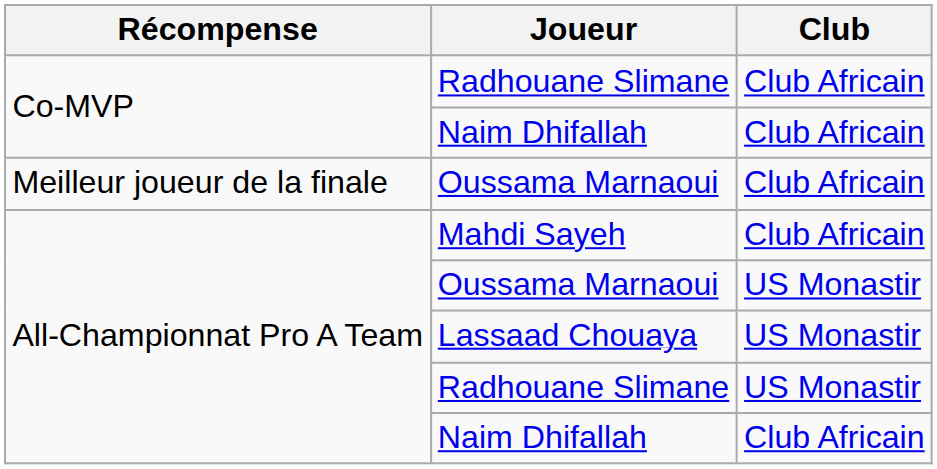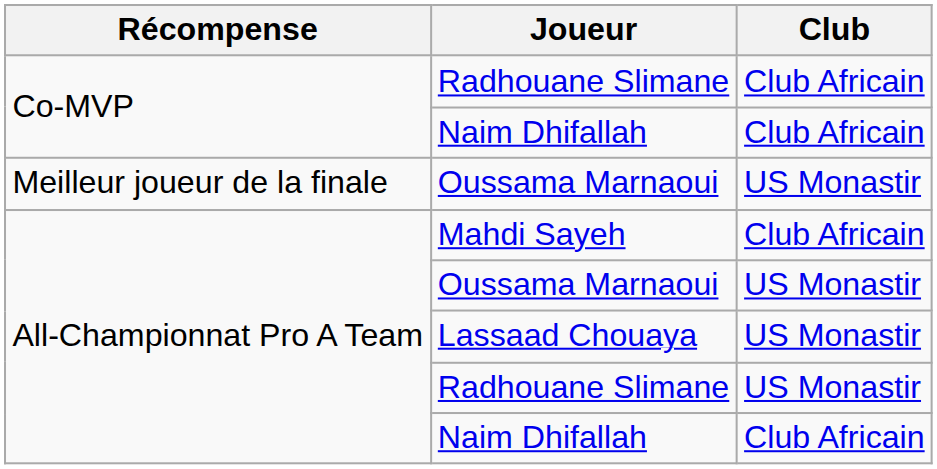(834, 183) Club Africain -> (833, 183) US Monastir
